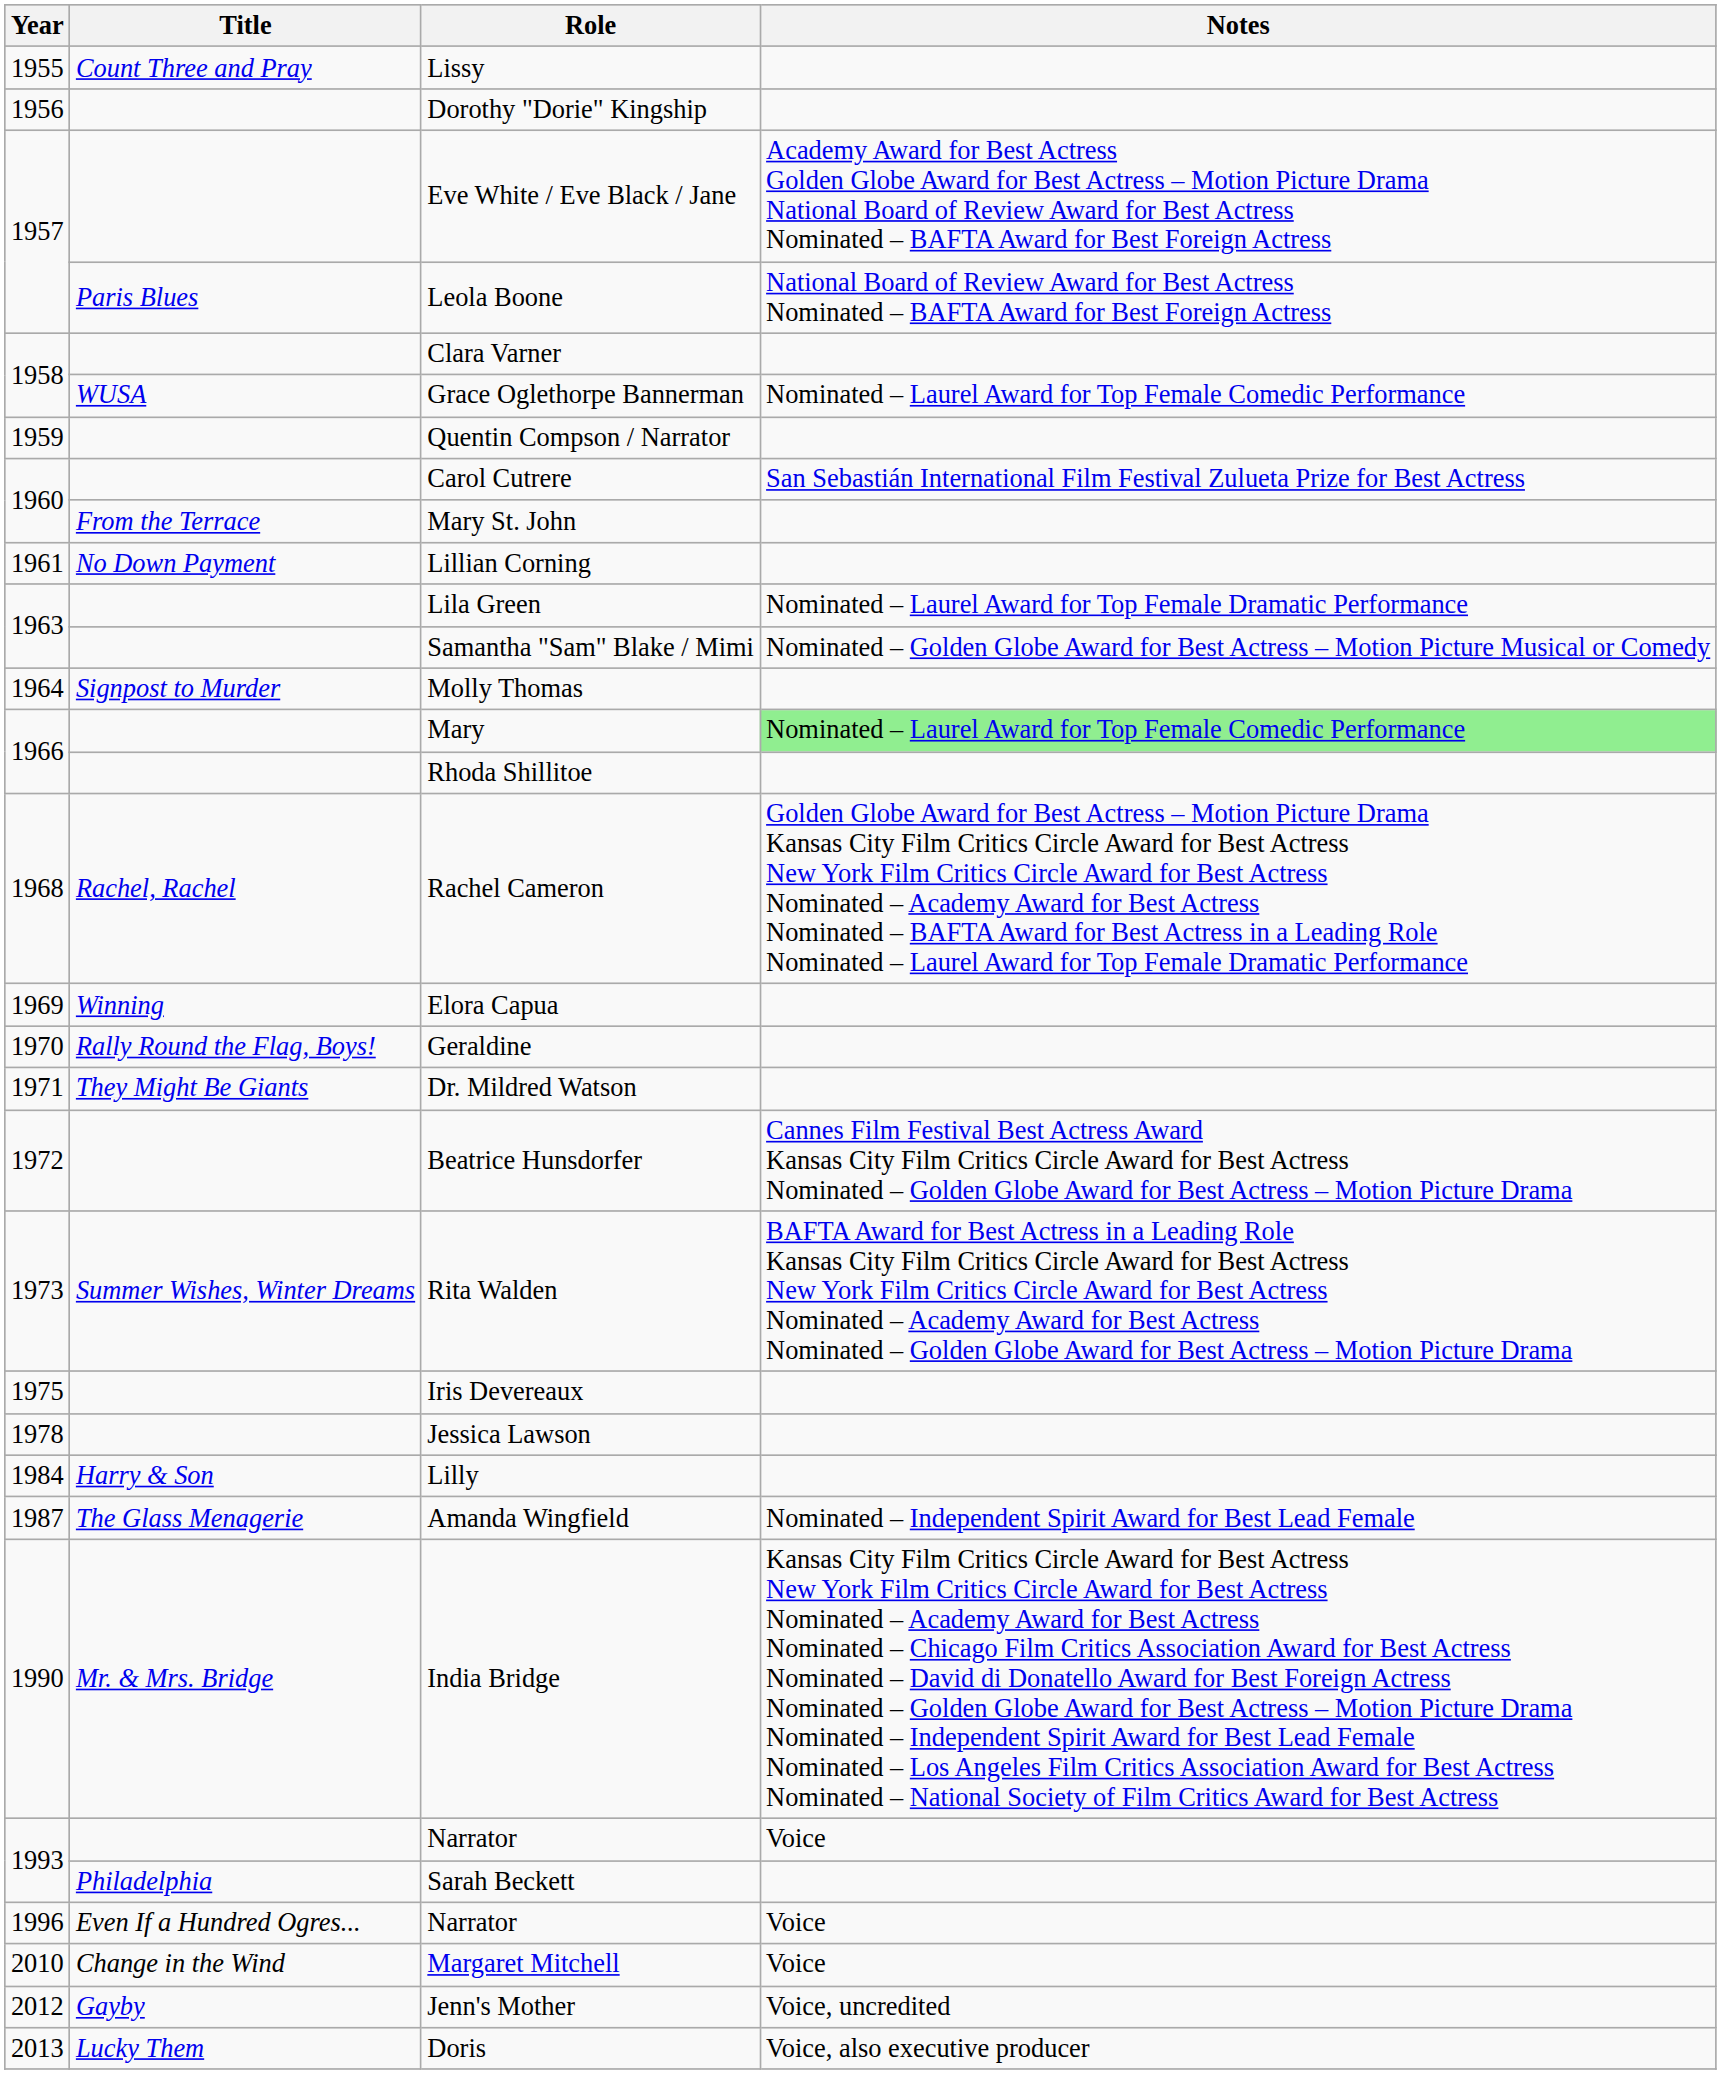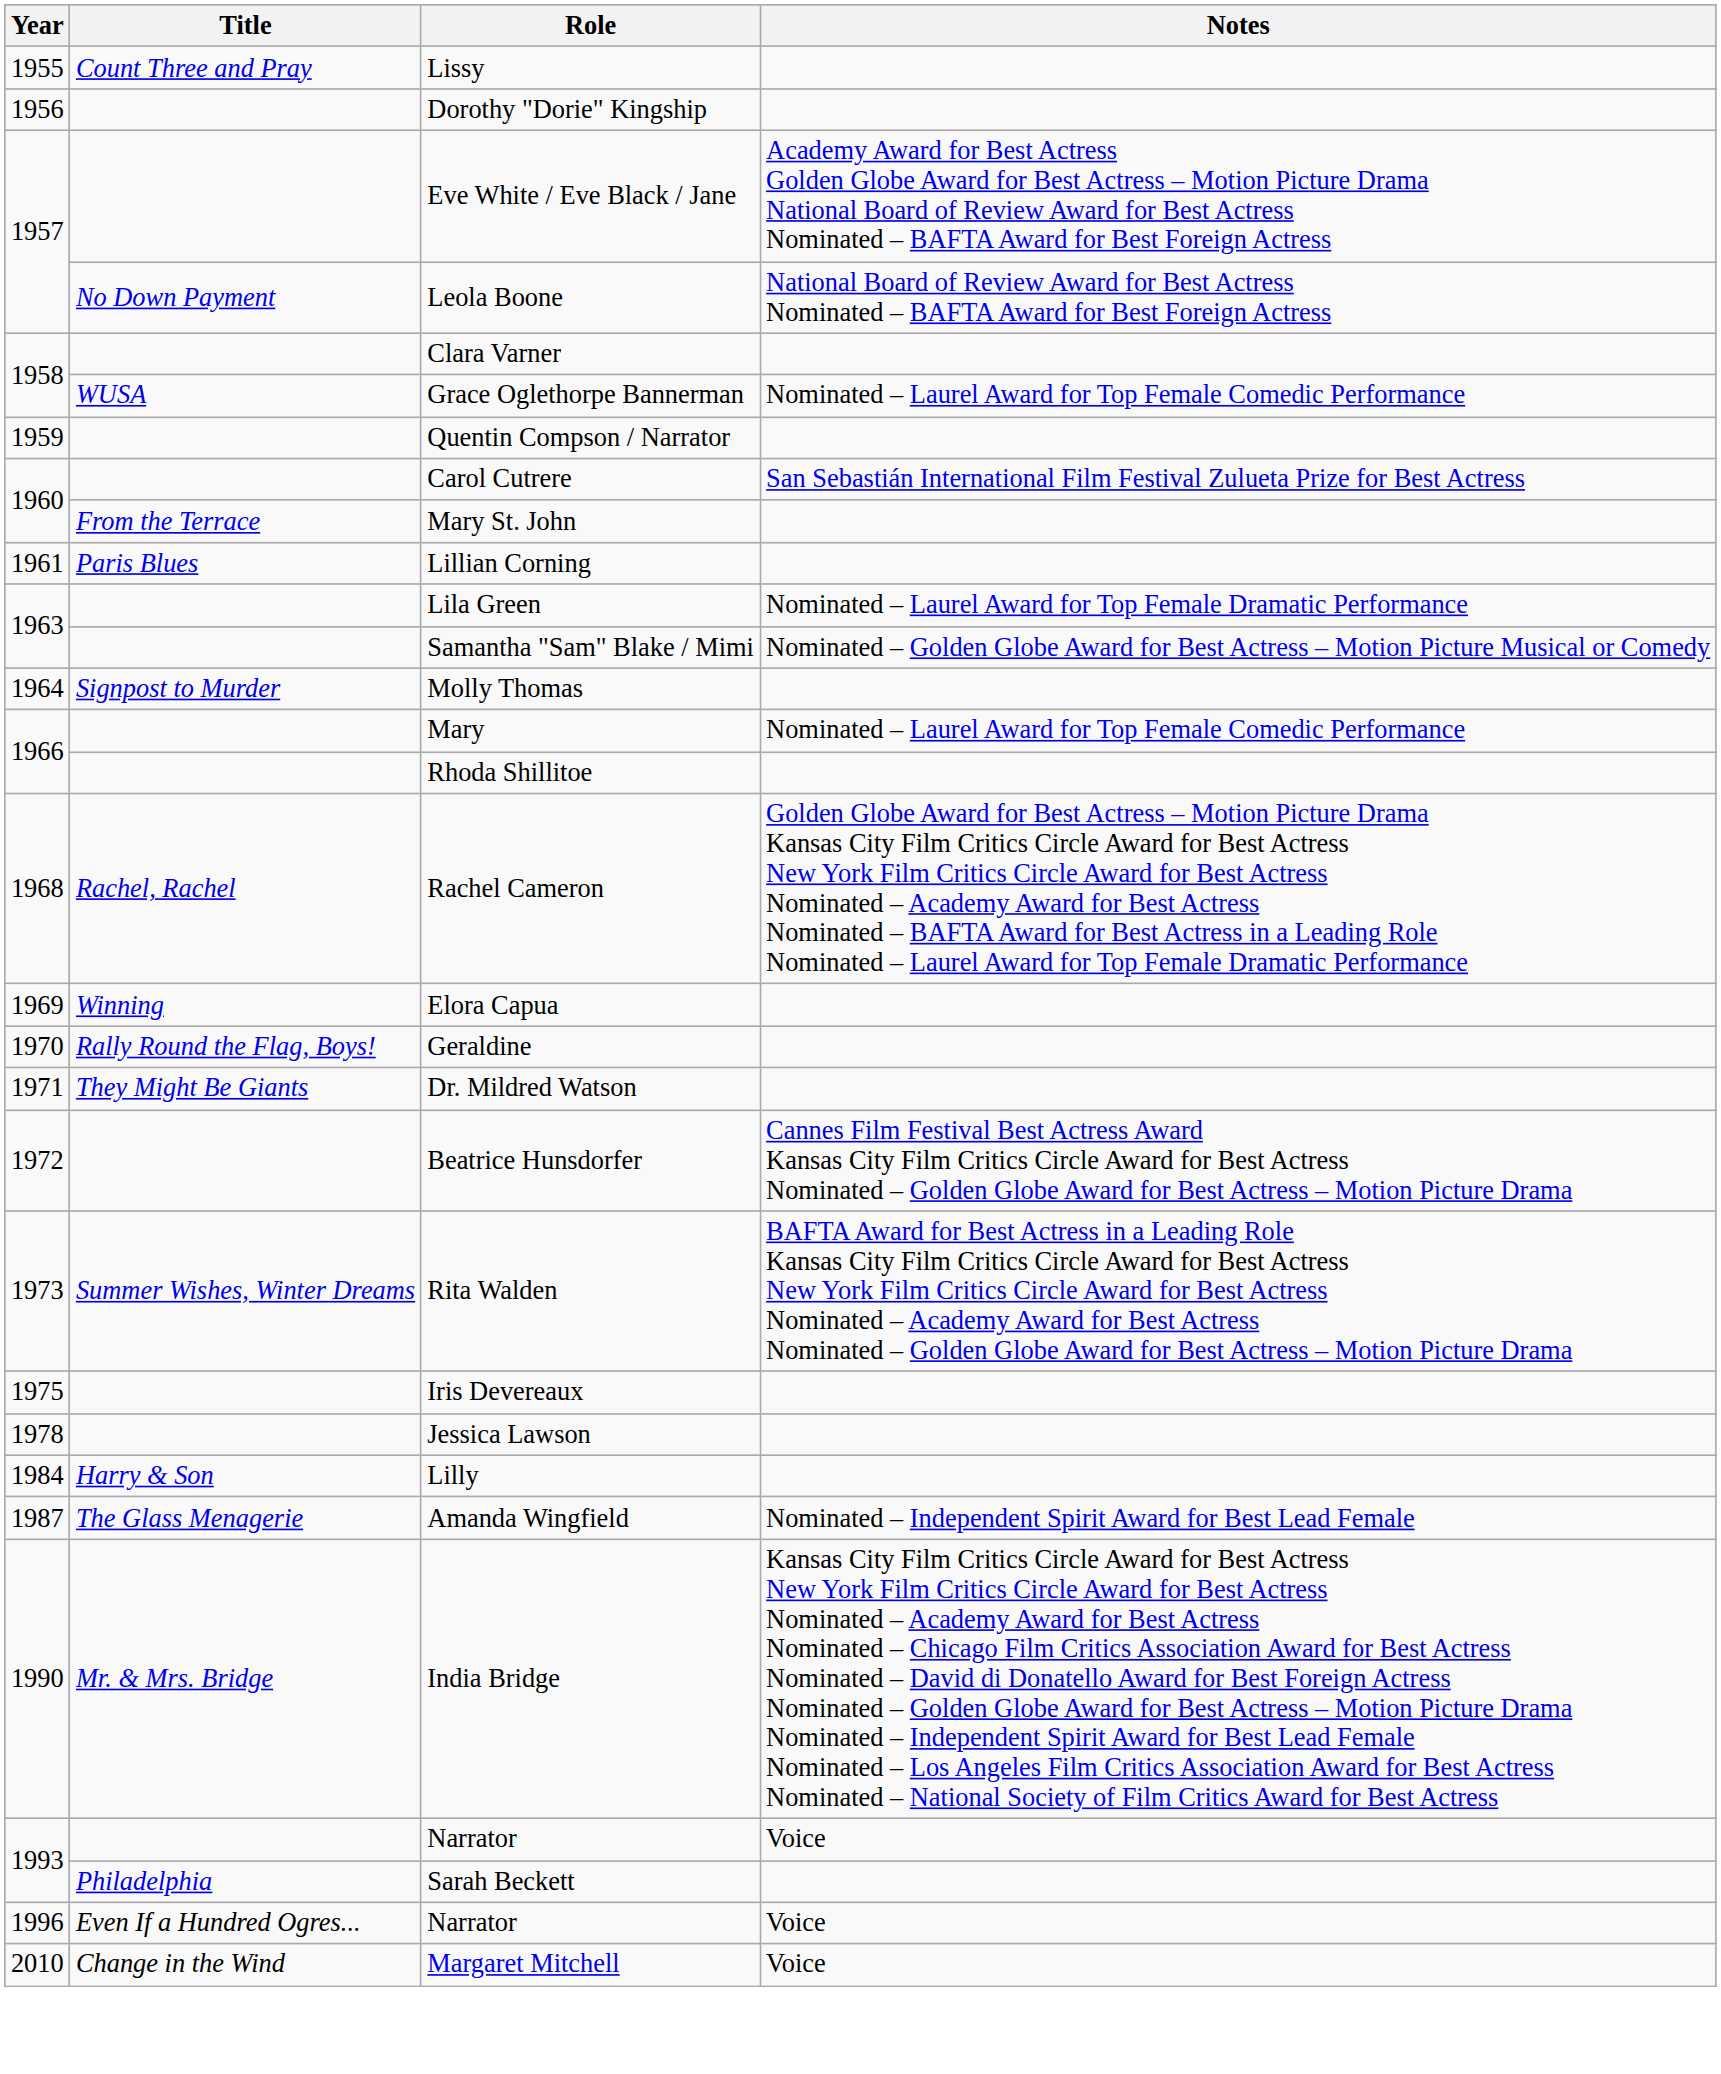(137, 296) Paris Blues -> (176, 296) No Down Payment
(176, 562) No Down Payment -> (137, 562) Paris Blues
(1116, 730) lightgreen background -> (1116, 730) no background
- row: (37, 2006)
- row: (37, 2048)
